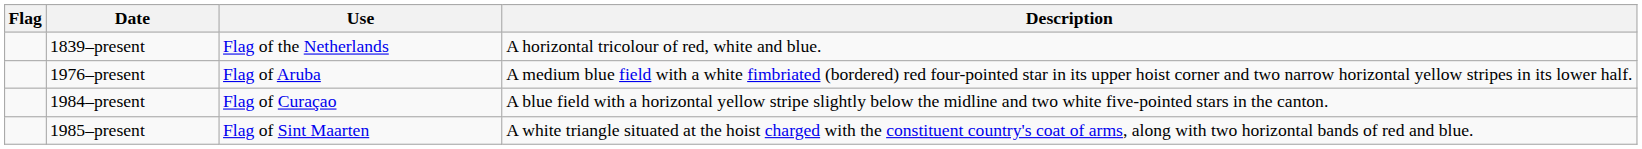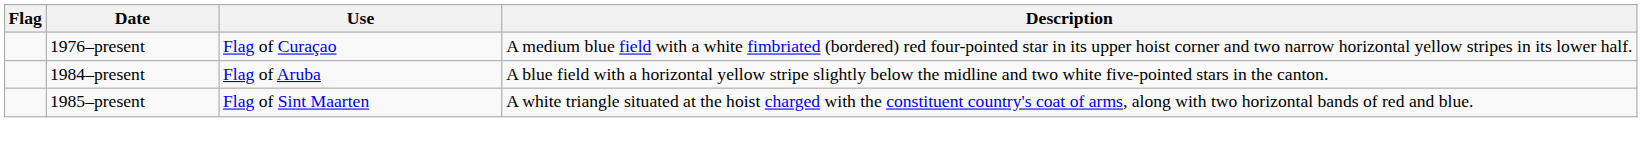- row: (97, 46)
(272, 74) Flag of Aruba -> (280, 46) Flag of Curaçao
(280, 102) Flag of Curaçao -> (272, 74) Flag of Aruba
